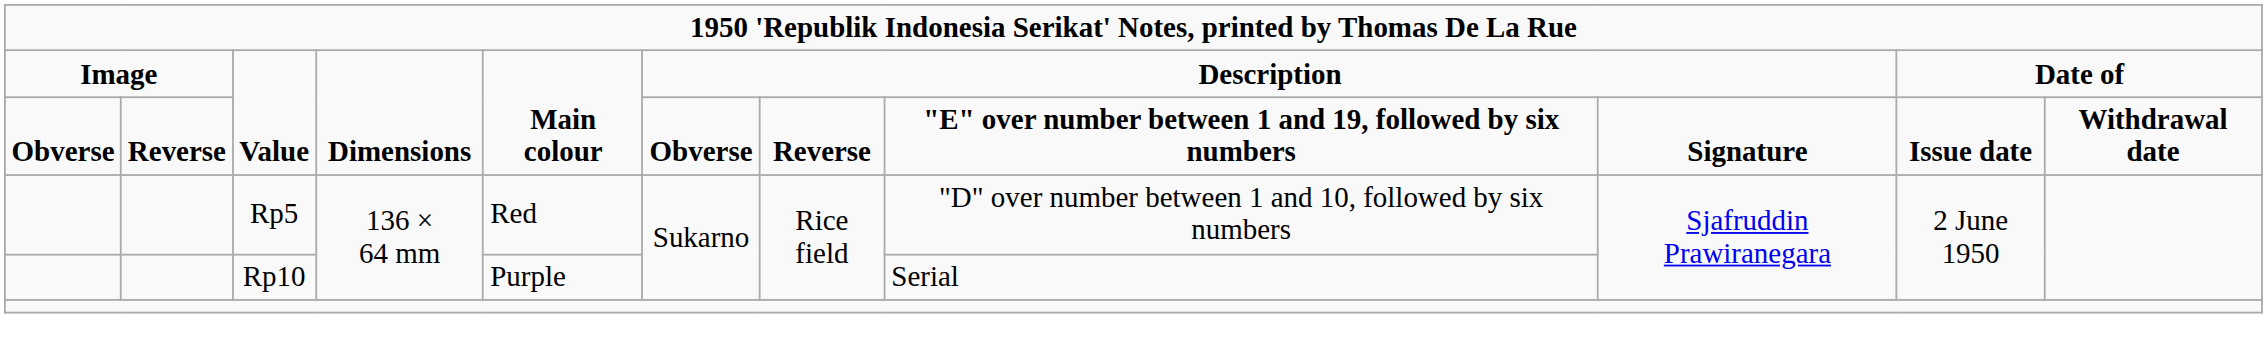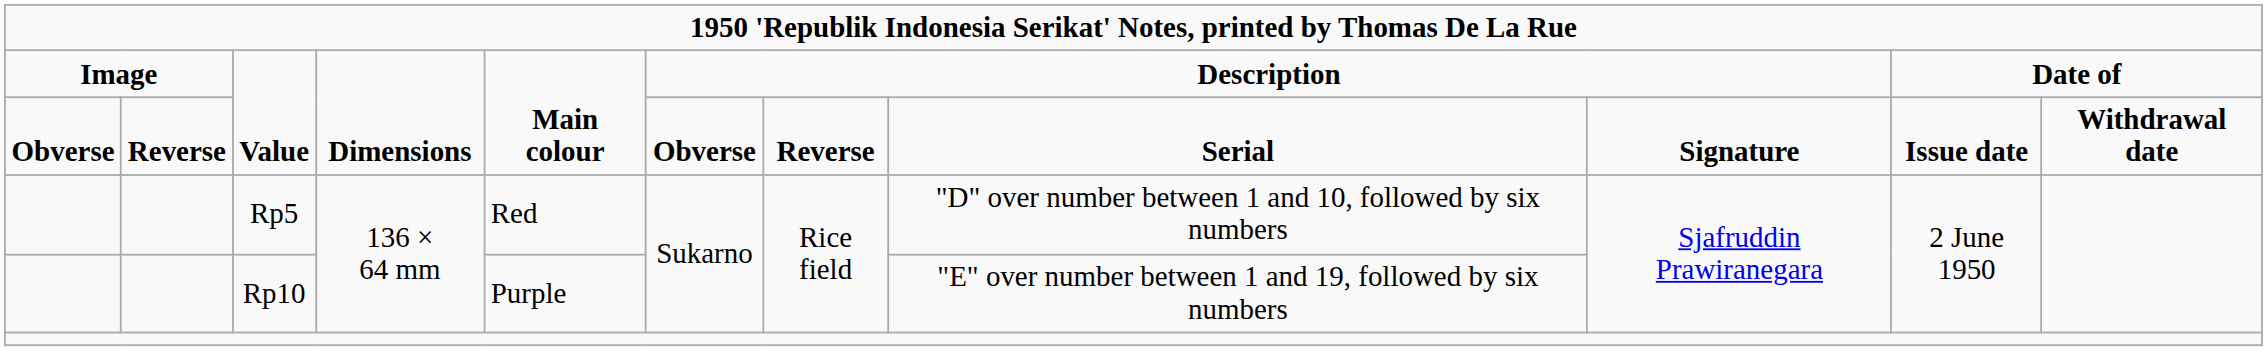(1241, 135) "E" over number between 1 and 19, followed by six numbers -> (1238, 151) Serial
(925, 276) Serial -> (1238, 292) "E" over number between 1 and 19, followed by six numbers
